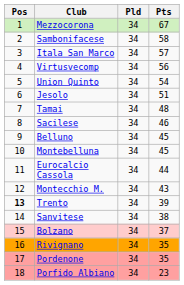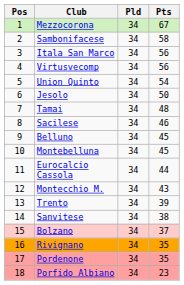(164, 53) 57 -> (164, 53) 56
(164, 95) 51 -> (164, 95) 50
(20, 203) bold -> (20, 203) normal
